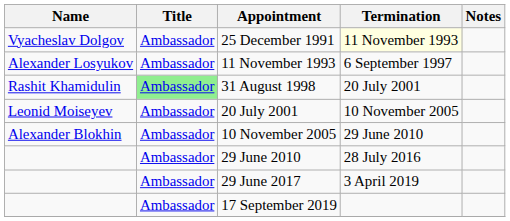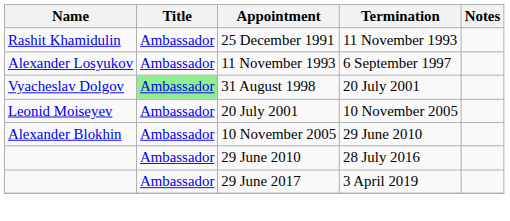(66, 39) Vyacheslav Dolgov -> (64, 39) Rashit Khamidulin
(401, 39) lightyellow background -> (400, 39) no background
(64, 87) Rashit Khamidulin -> (66, 87) Vyacheslav Dolgov
- row: (279, 205)
